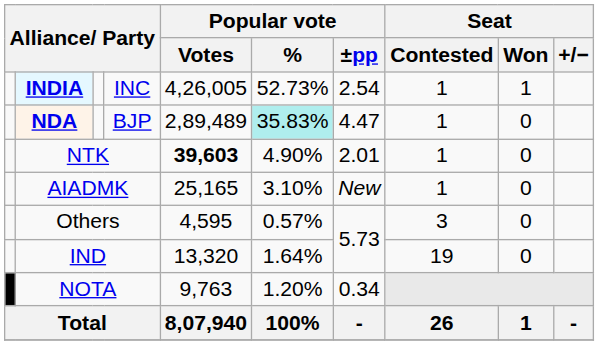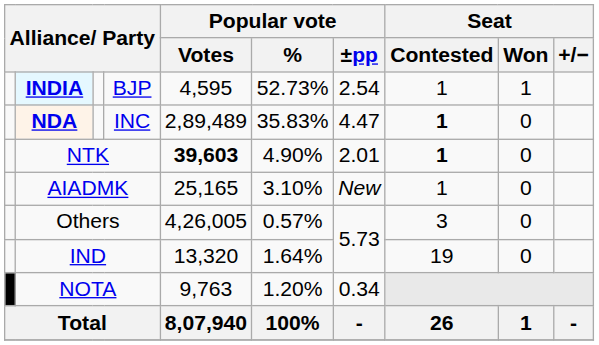(132, 88) INC -> (132, 88) BJP
(206, 88) 4,26,005 -> (206, 88) 4,595
(132, 121) BJP -> (132, 121) INC
(293, 121) paleturquoise background -> (293, 121) no background
(442, 121) normal -> (442, 121) bold
(442, 155) normal -> (442, 155) bold
(206, 222) 4,595 -> (206, 222) 4,26,005
